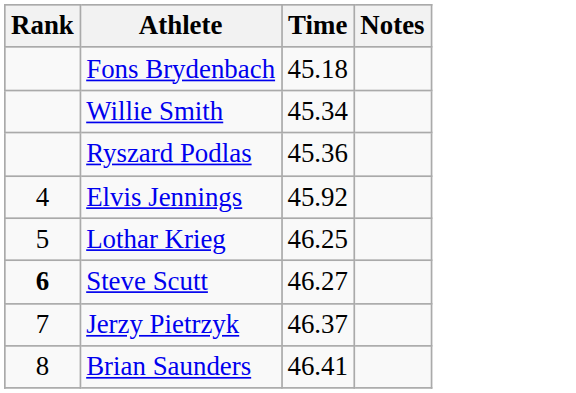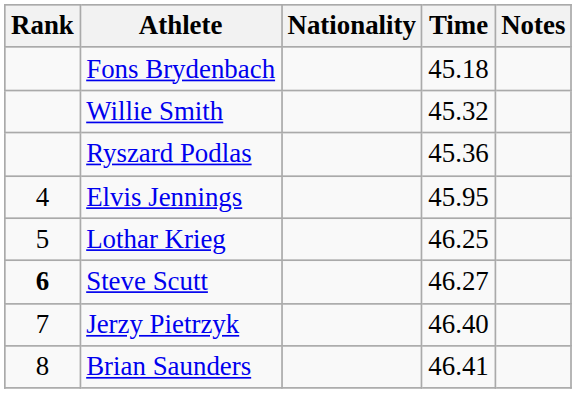+ column: (352, 25)
(318, 111) 45.34 -> (459, 111) 45.32
(318, 196) 45.92 -> (459, 196) 45.95
(318, 324) 46.37 -> (459, 324) 46.40
